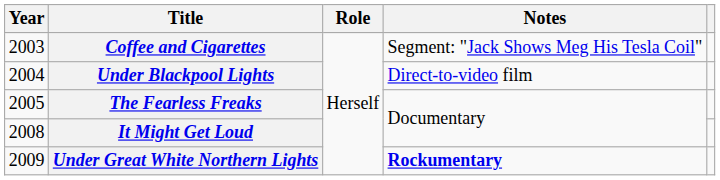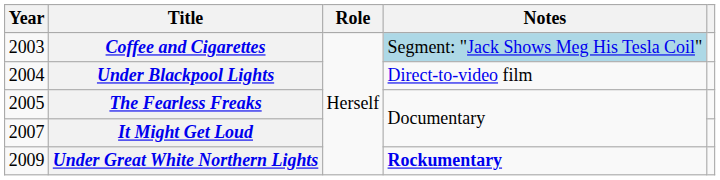(545, 47) no background -> (545, 47) lightblue background
(27, 132) 2008 -> (27, 132) 2007
